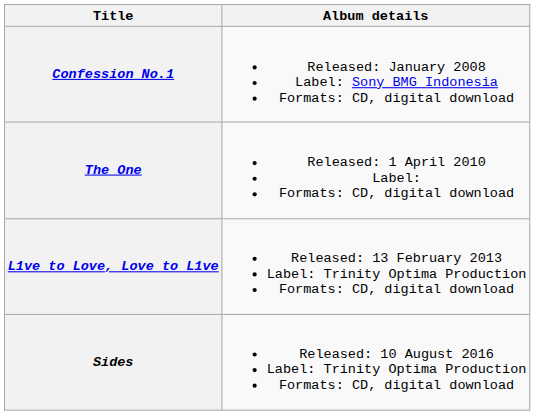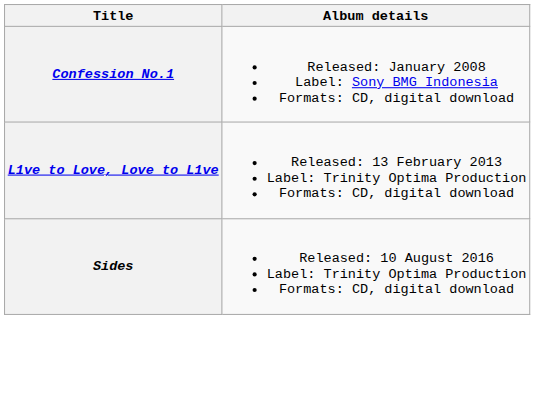- row: (113, 170)
